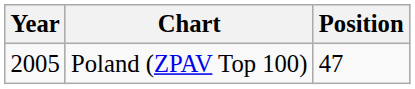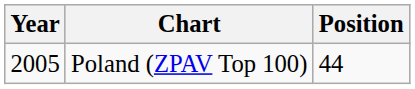(331, 63) 47 -> (331, 63) 44
